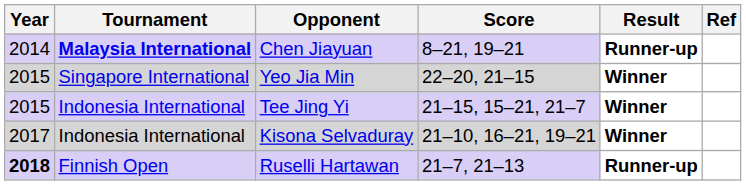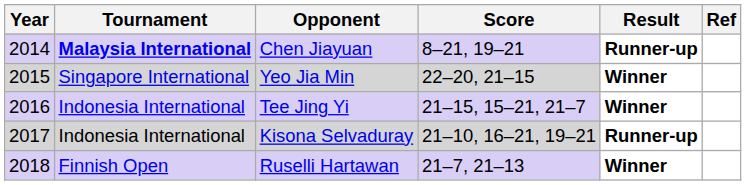(29, 107) 2015 -> (29, 107) 2016
(636, 136) Winner -> (651, 136) Runner-up
(29, 165) bold -> (29, 165) normal
(651, 165) Runner-up -> (636, 165) Winner
